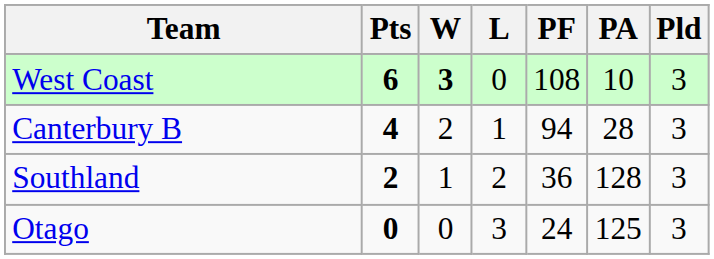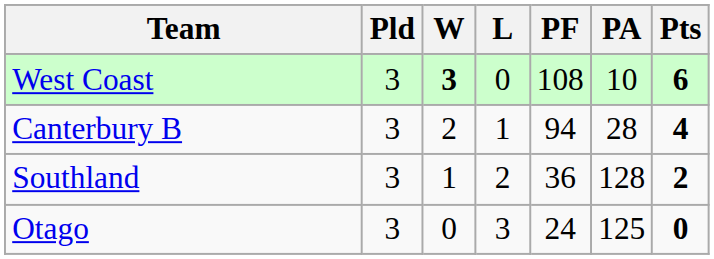columns swapped: (679, 29) <-> (391, 29)
